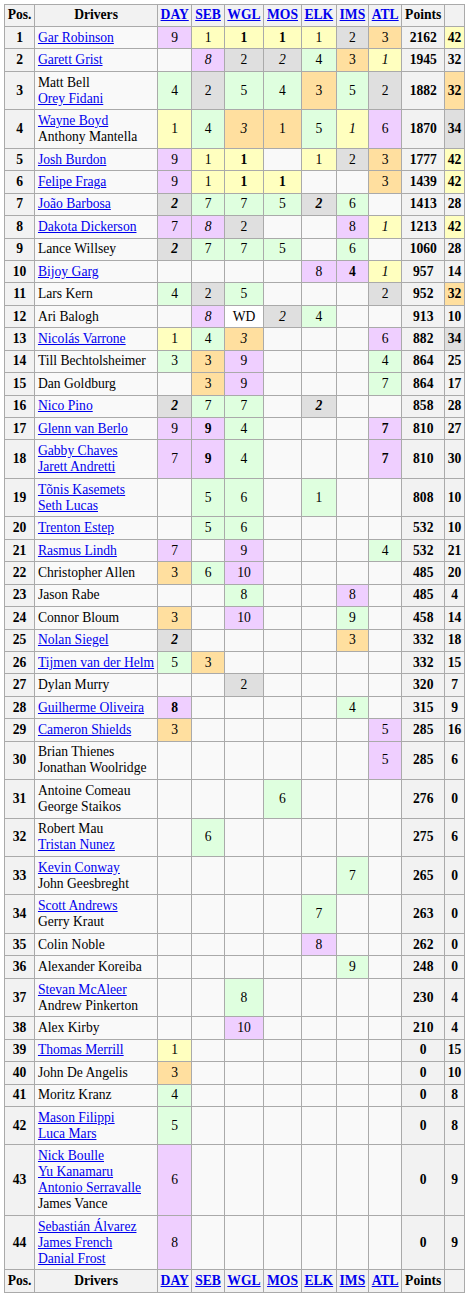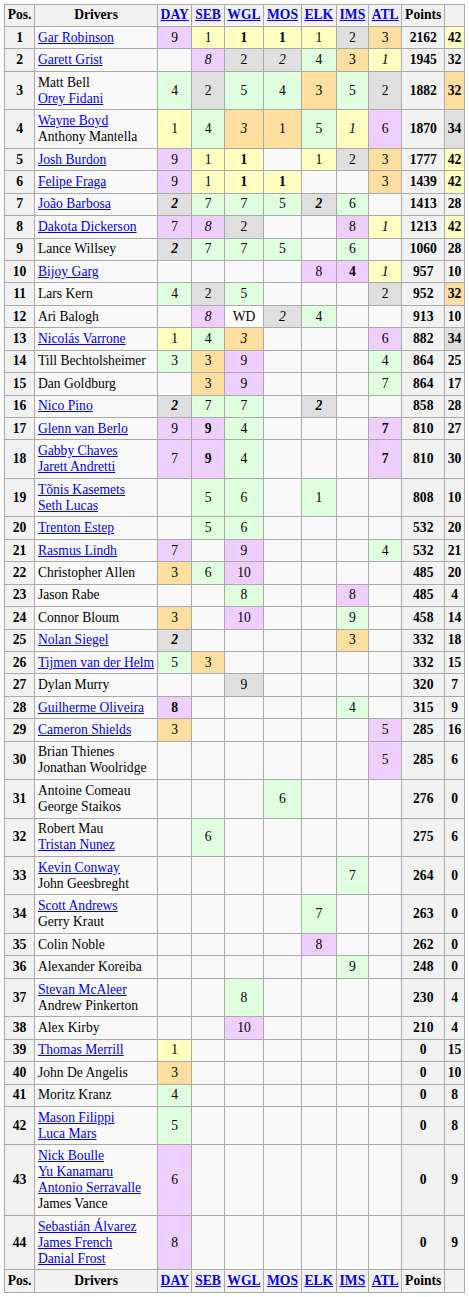(455, 271) 14 -> (455, 271) 10
(455, 528) 10 -> (455, 528) 20
(244, 685) 2 -> (244, 685) 9
(423, 875) 265 -> (423, 875) 264
